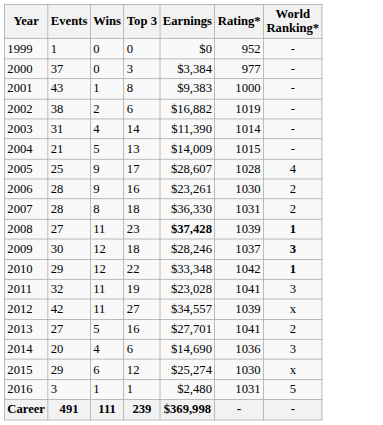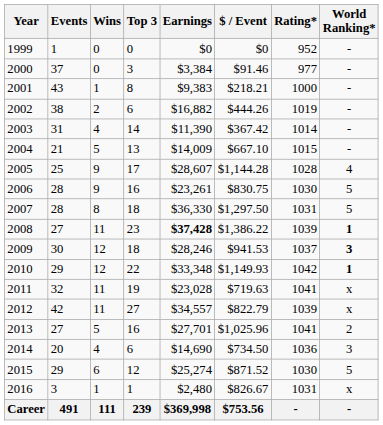+ column: (243, 21)
(293, 189) 2 -> (349, 189) 5
(293, 209) 2 -> (349, 209) 5
(293, 289) 3 -> (349, 289) x
(293, 369) x -> (349, 369) 5
(293, 389) 5 -> (349, 389) x
